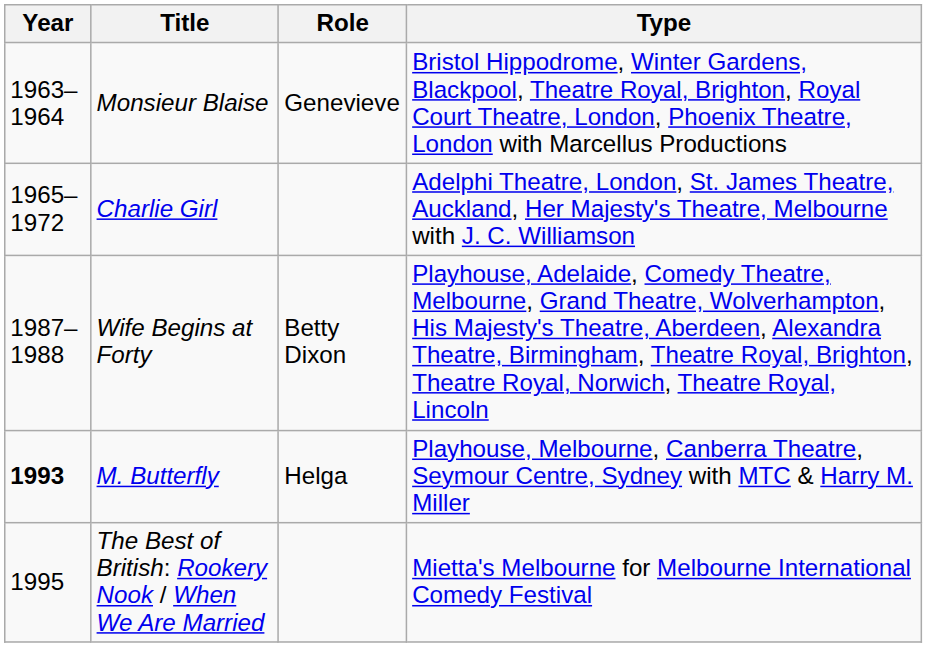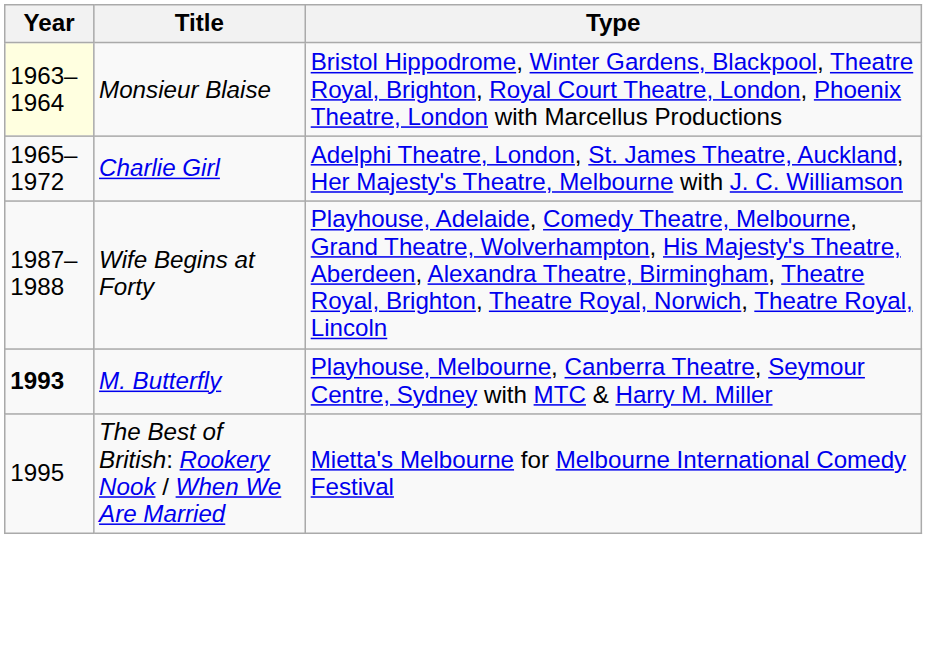- column: (343, 23)
(44, 102) no background -> (44, 89) lightyellow background
